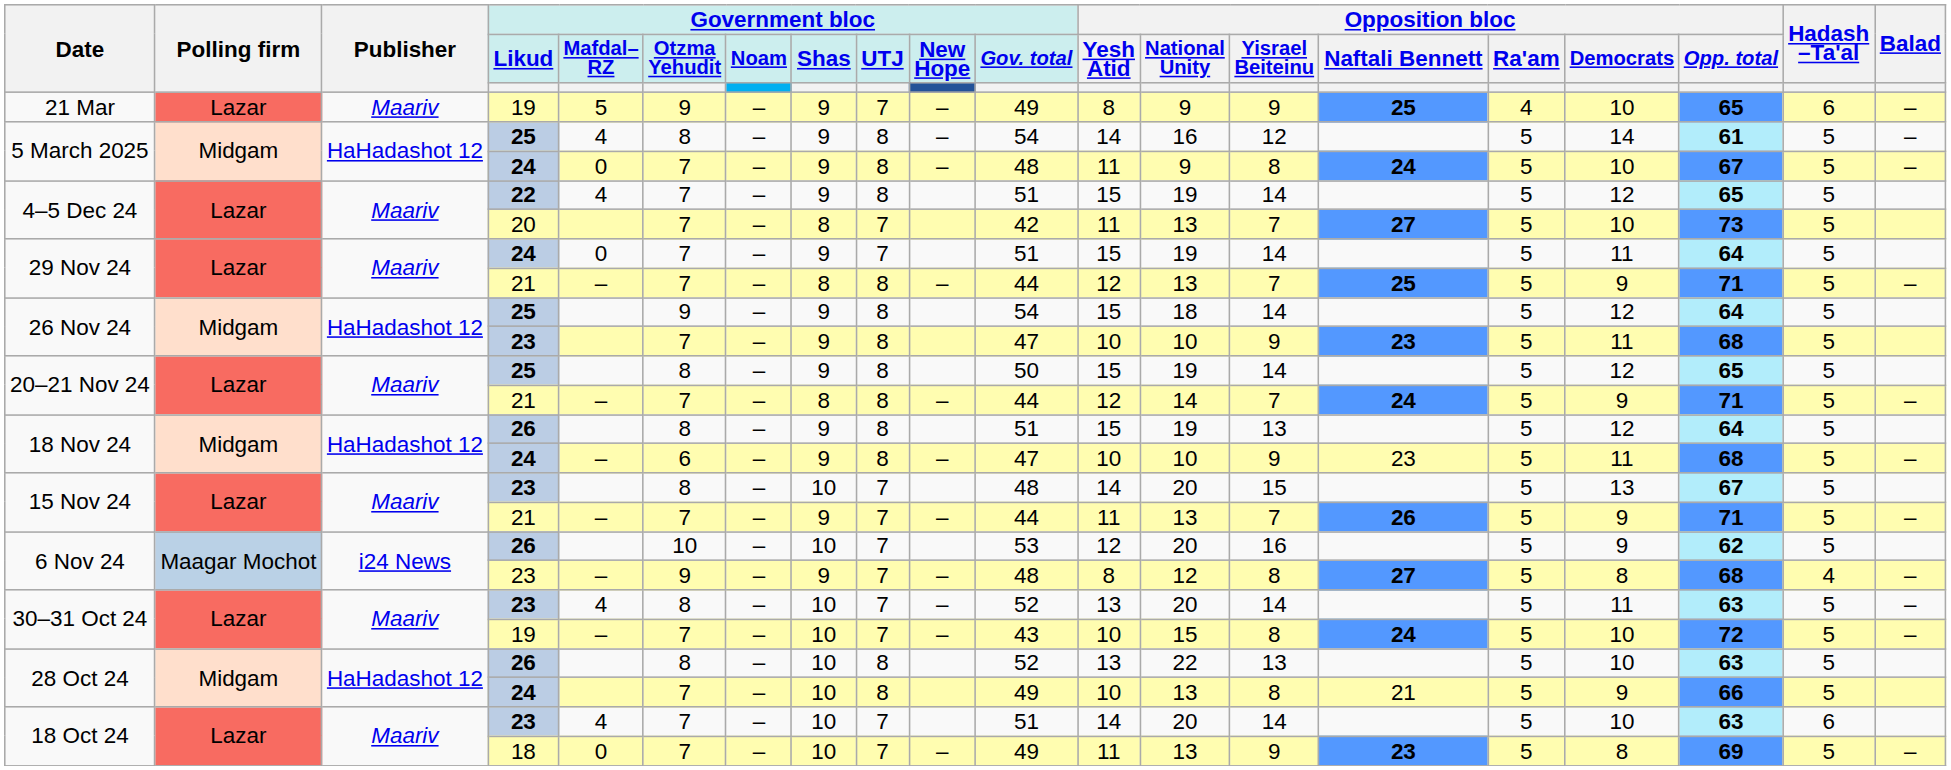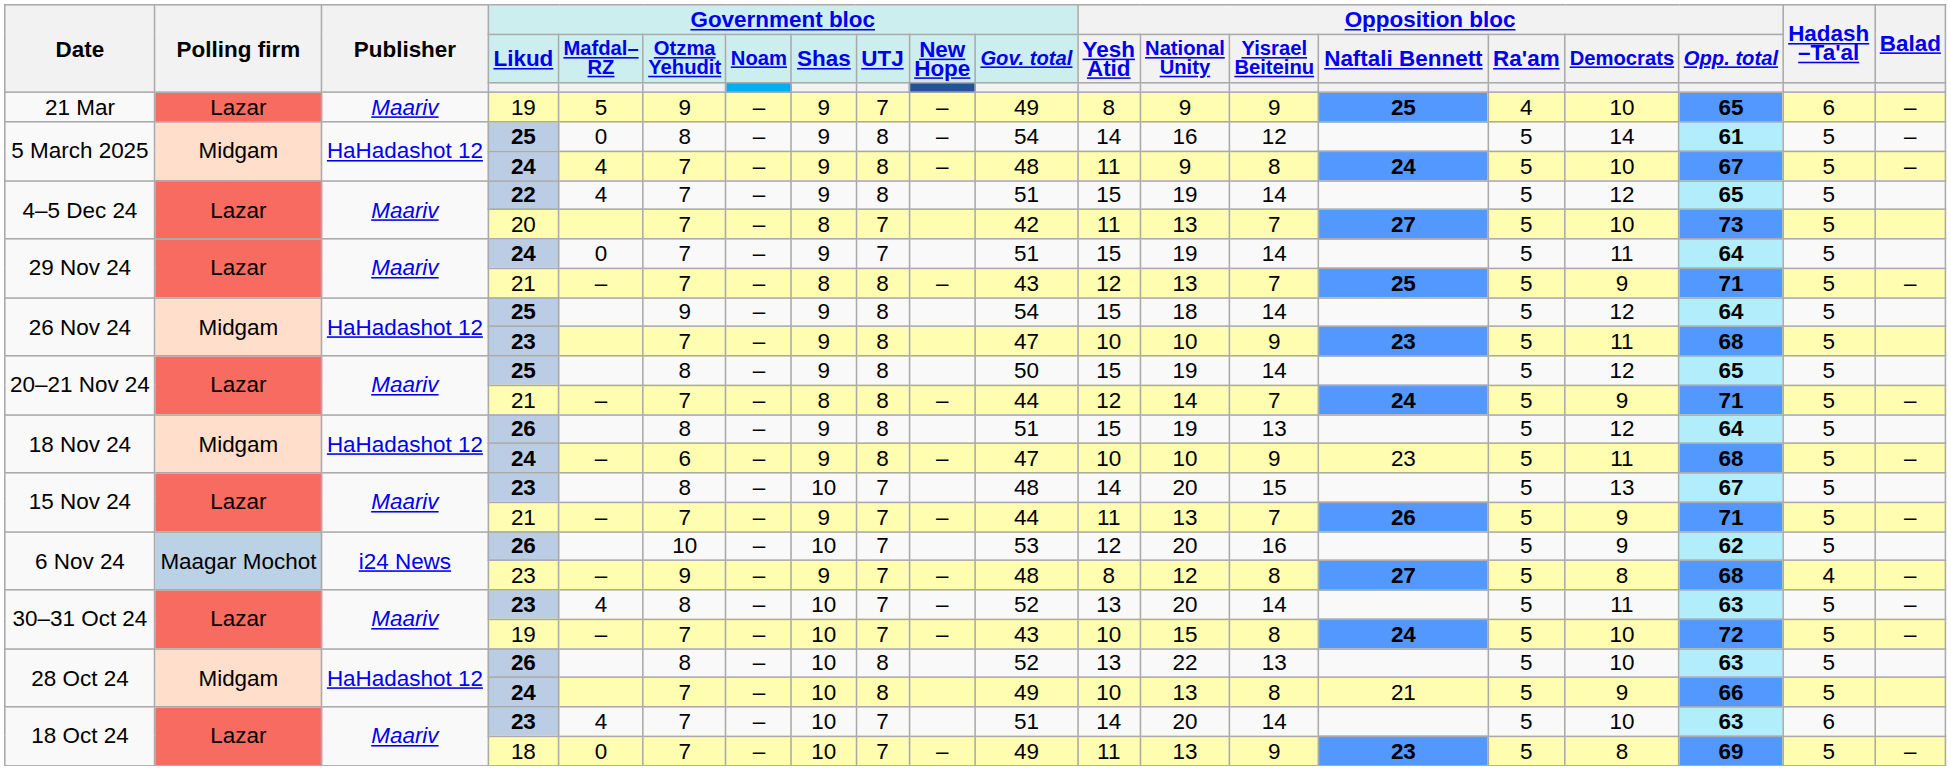(601, 137) 4 -> (601, 137) 0
(601, 166) 0 -> (601, 166) 4
(1026, 283) 44 -> (1026, 283) 43
